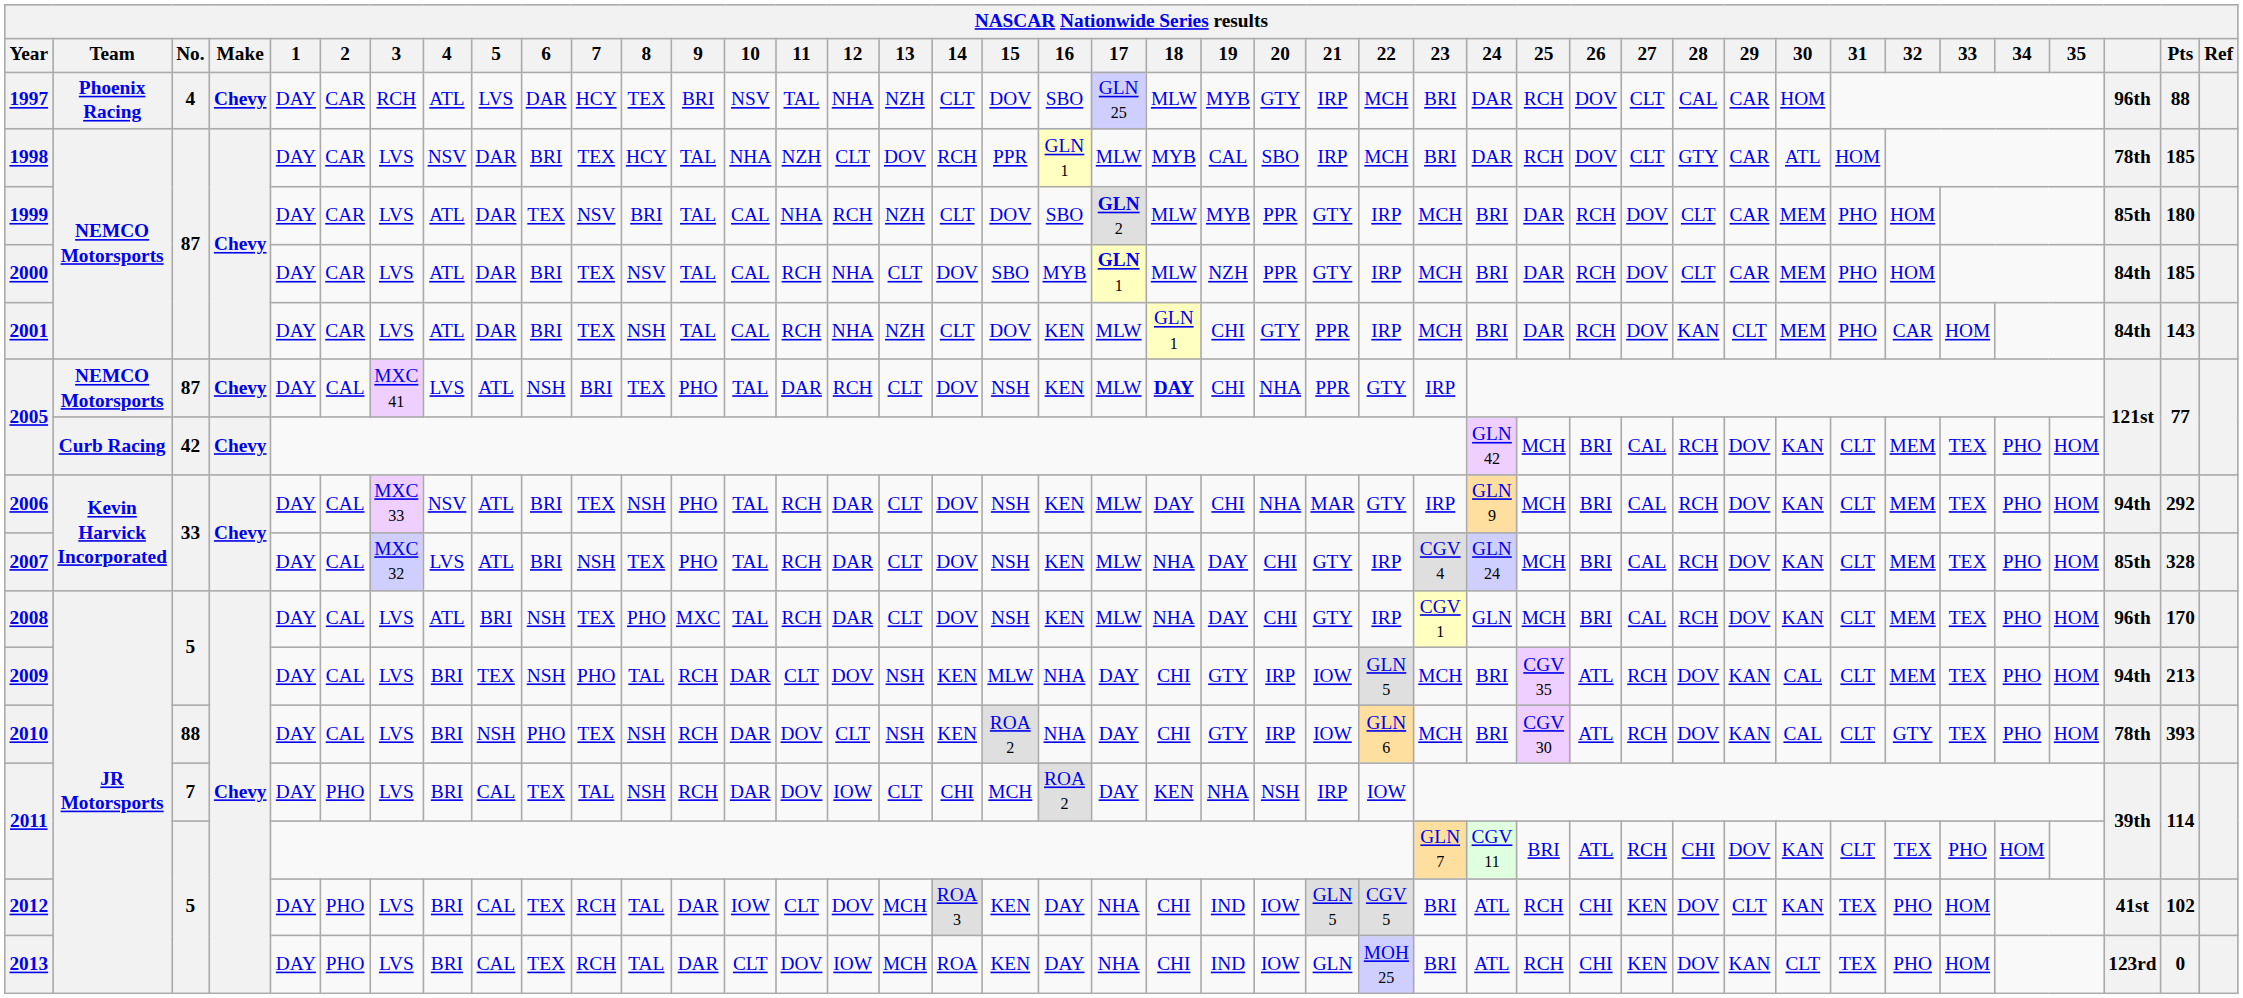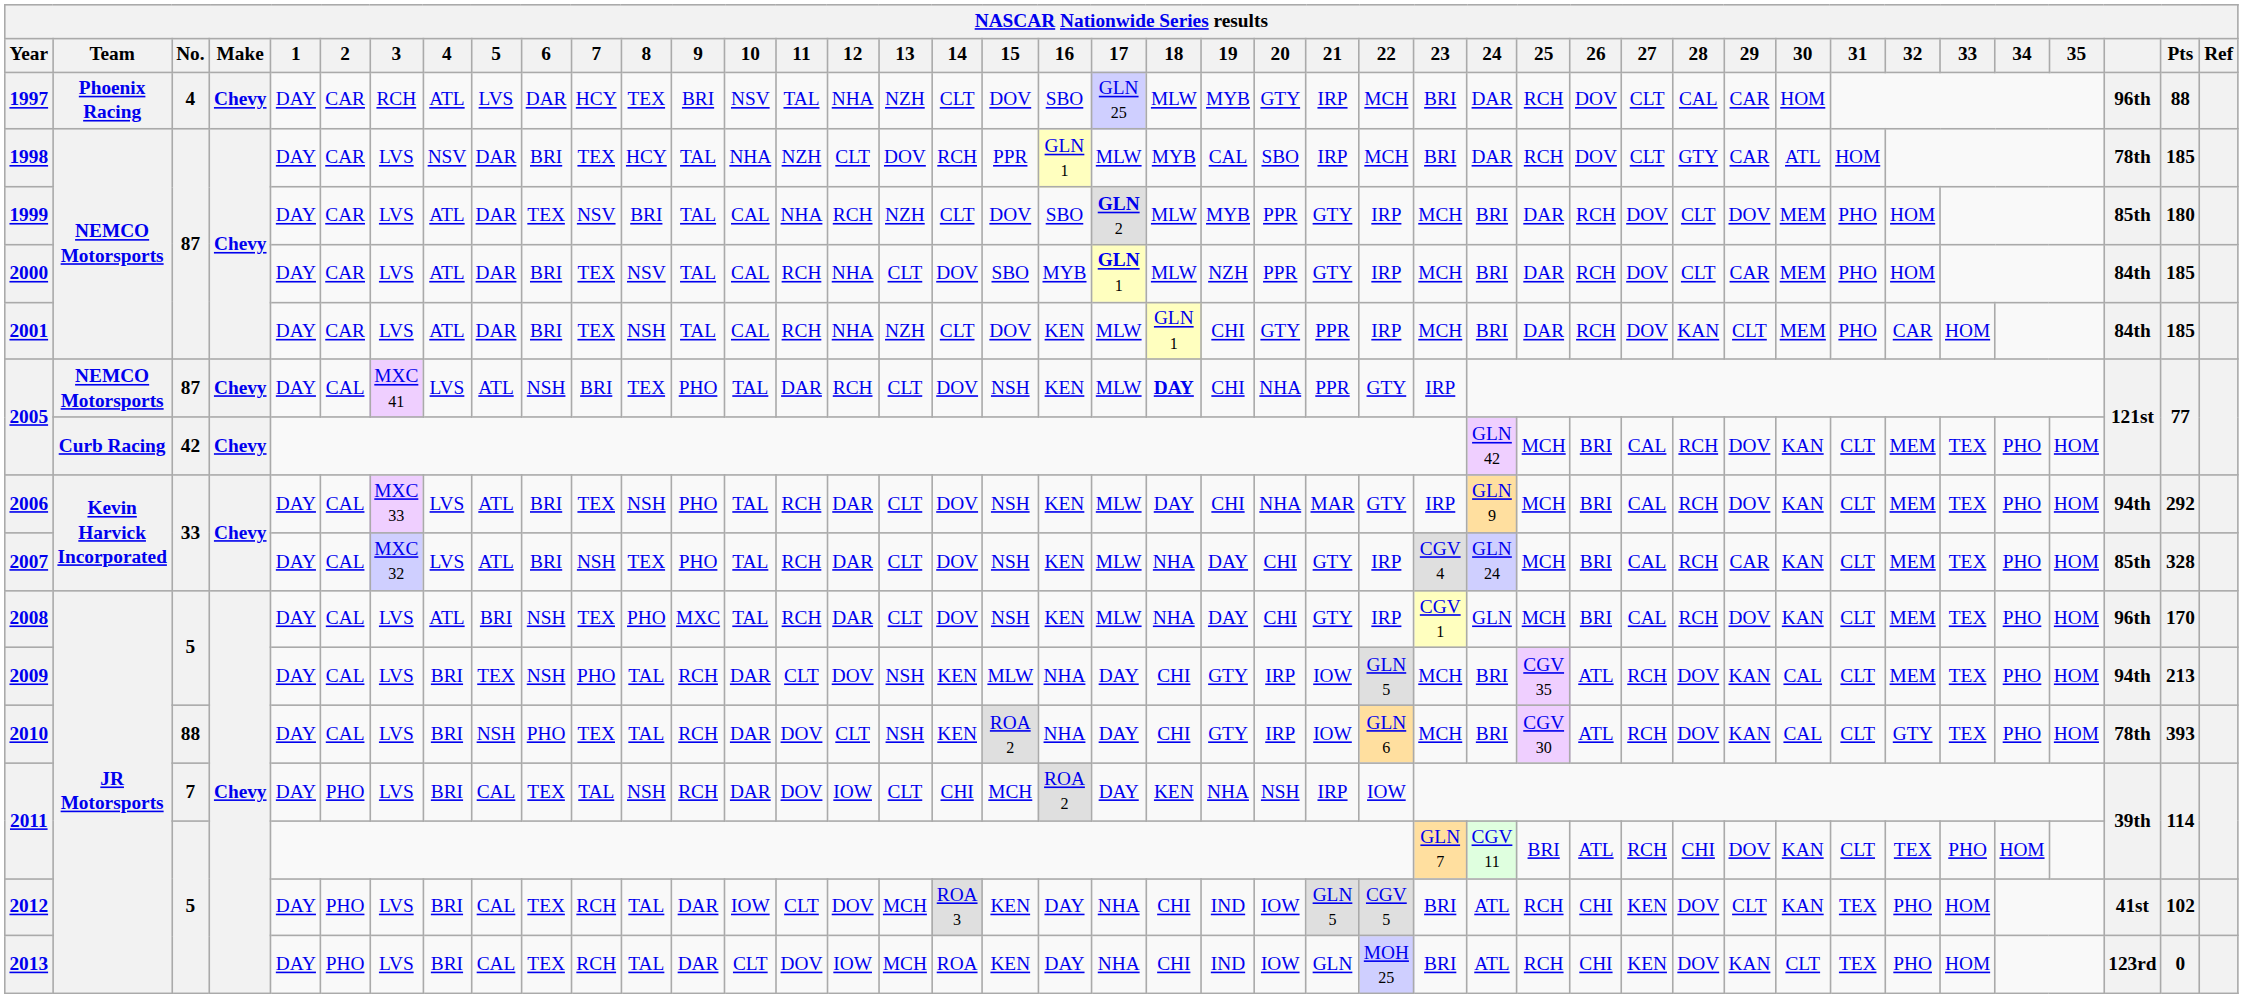(1749, 215) CAR -> (1749, 215) DOV
(2180, 330) 143 -> (2180, 330) 185
(447, 503) NSV -> (447, 503) LVS
(1749, 561) DOV -> (1749, 561) CAR
(646, 733) NSH -> (646, 733) TAL
